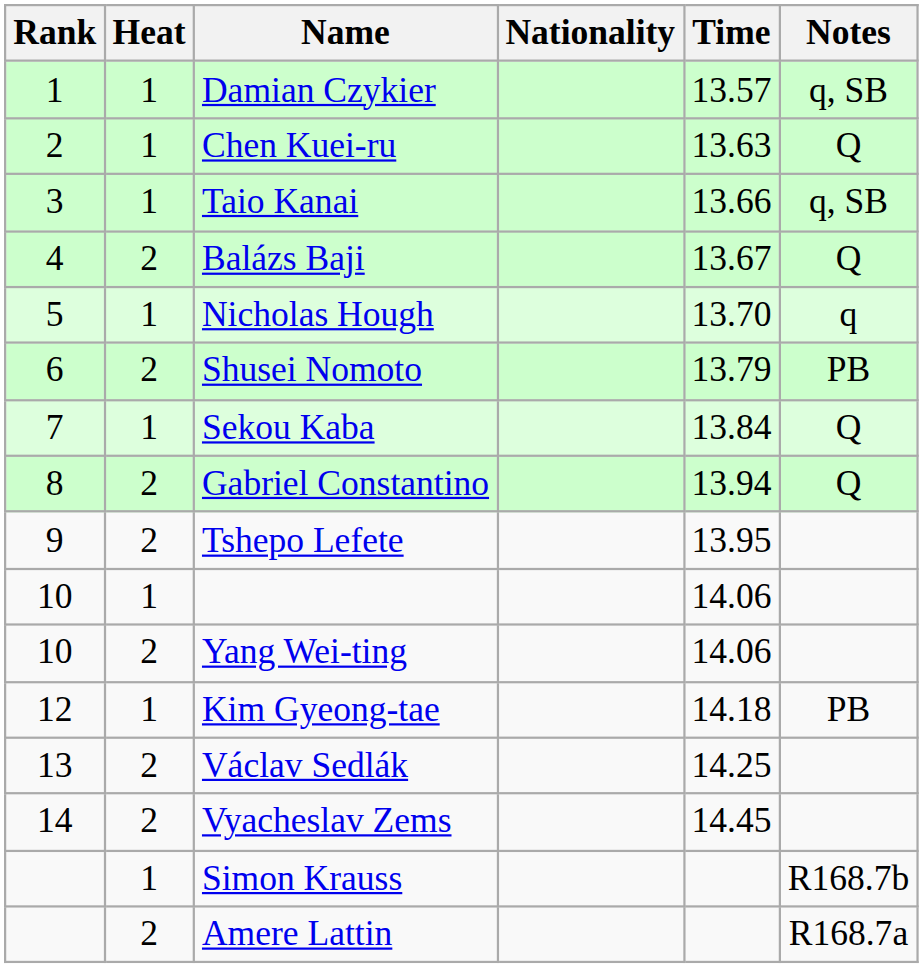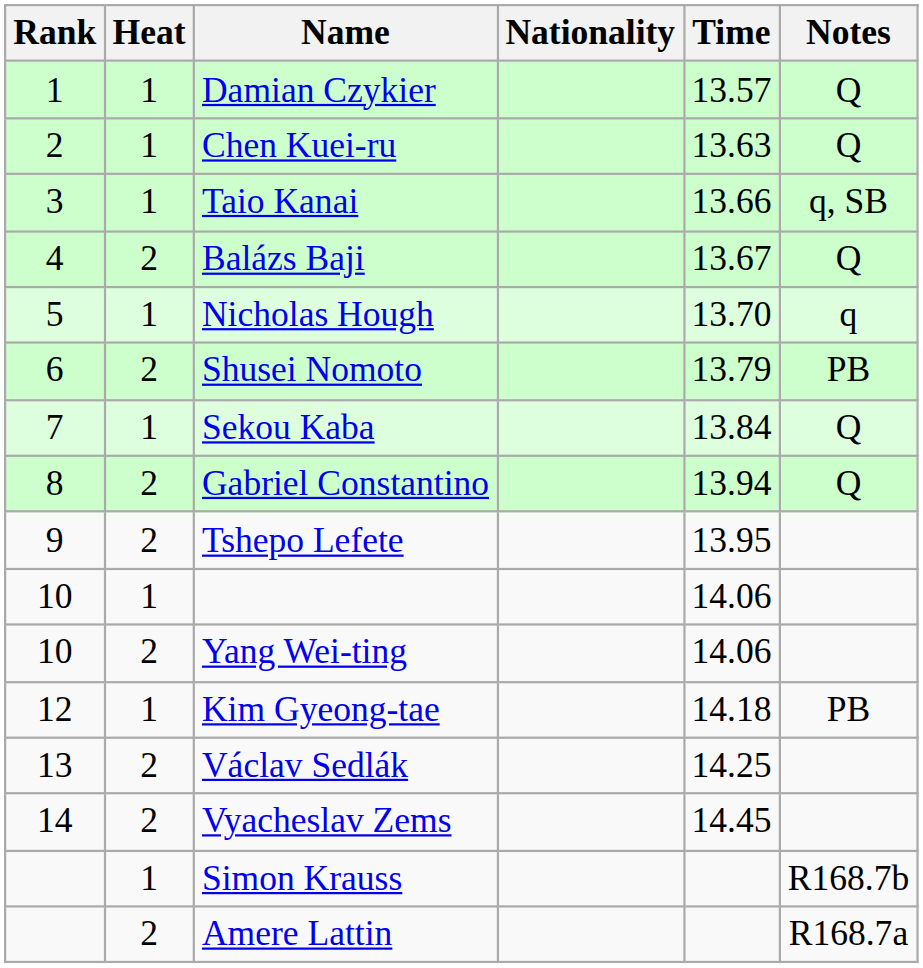(848, 88) q, SB -> (848, 88) Q
